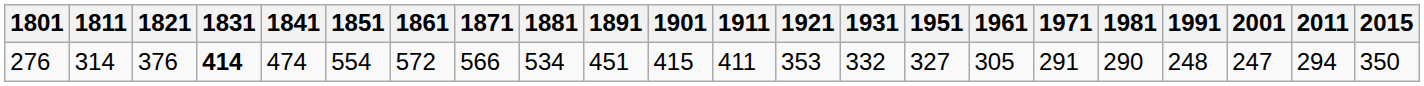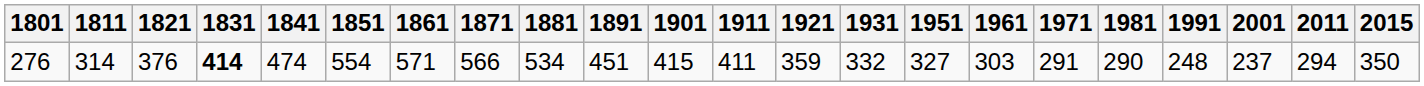(416, 61) 572 -> (416, 61) 571
(801, 61) 353 -> (801, 61) 359
(994, 61) 305 -> (994, 61) 303
(1252, 61) 247 -> (1252, 61) 237
